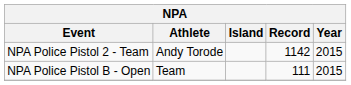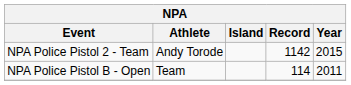(301, 71) 111 -> (301, 71) 114
(329, 71) 2015 -> (329, 71) 2011
